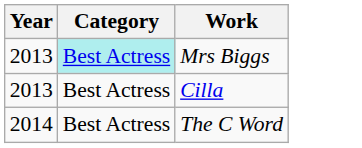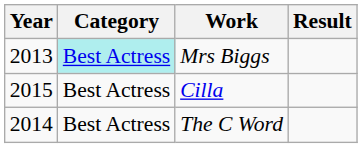+ column: (322, 21)
(31, 90) 2013 -> (31, 90) 2015
